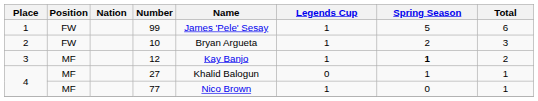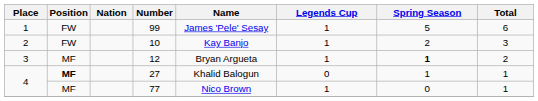(226, 43) Bryan Argueta -> (226, 43) Kay Banjo
(226, 58) Kay Banjo -> (226, 58) Bryan Argueta
(69, 74) normal -> (69, 74) bold
